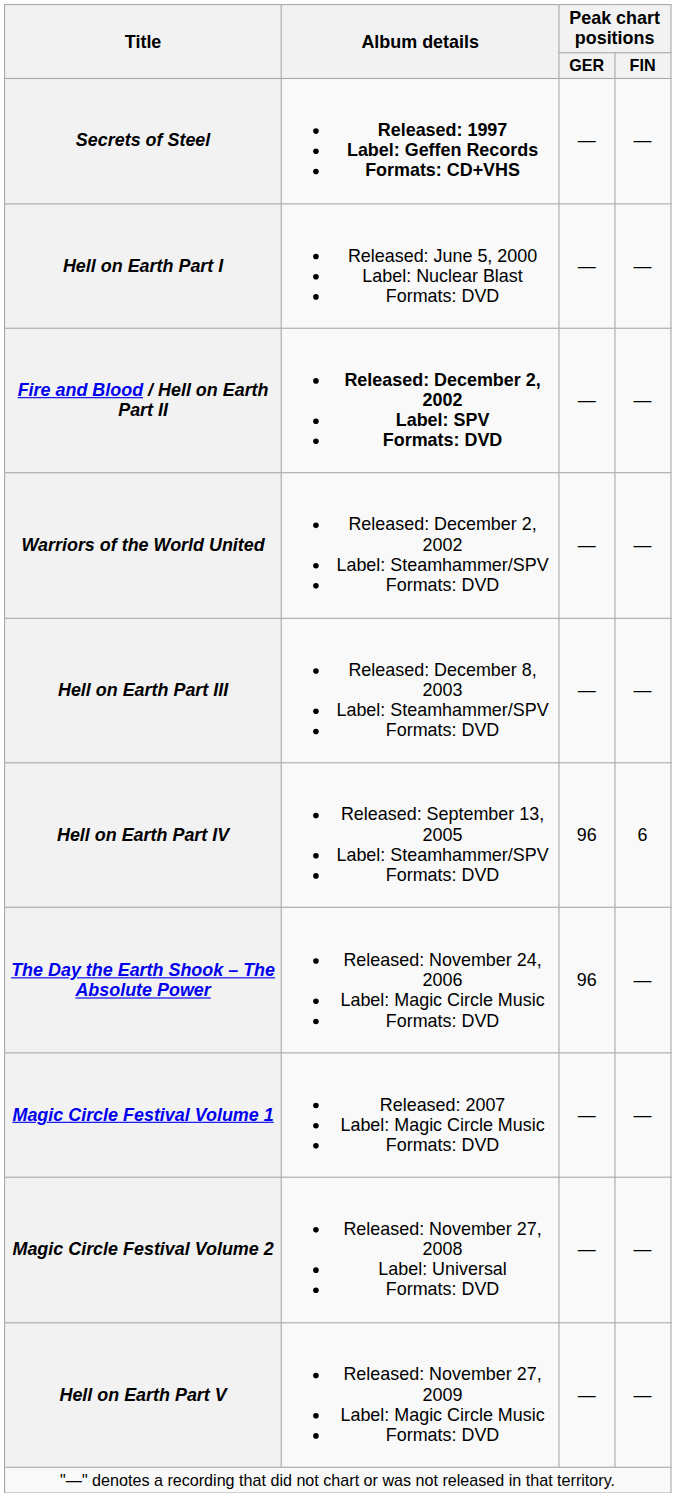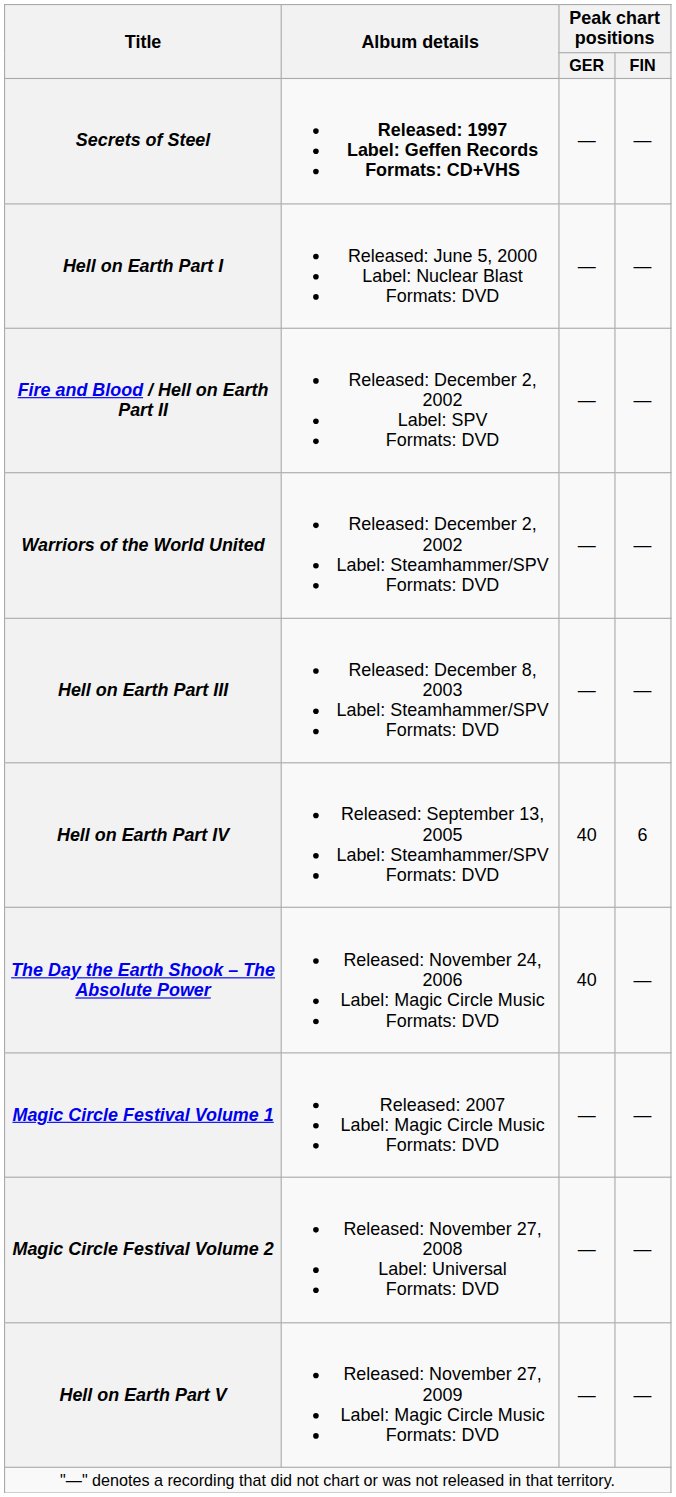(420, 411) bold -> (420, 411) normal
(587, 835) 96 -> (587, 835) 40
(587, 980) 96 -> (587, 980) 40
